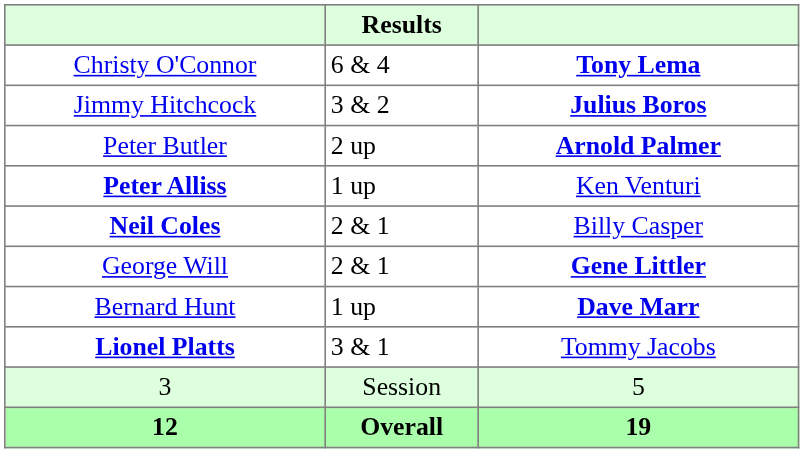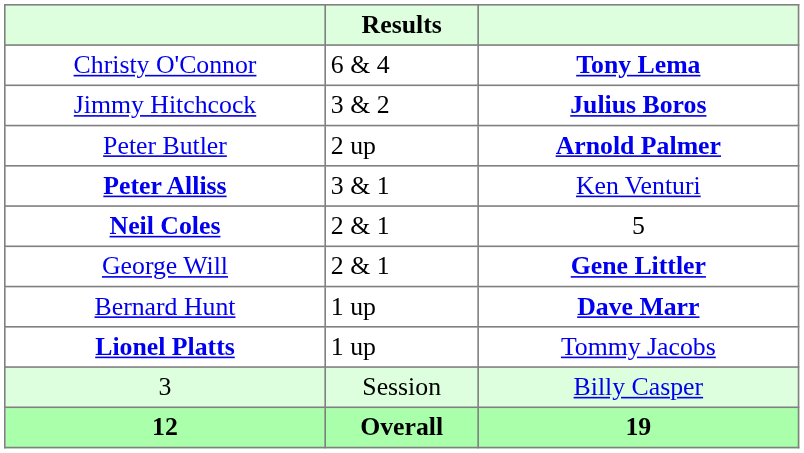(353, 185) 1 up -> (360, 185) 3 & 1
(638, 225) Billy Casper -> (638, 225) 5
(360, 346) 3 & 1 -> (353, 346) 1 up
(638, 386) 5 -> (638, 386) Billy Casper
